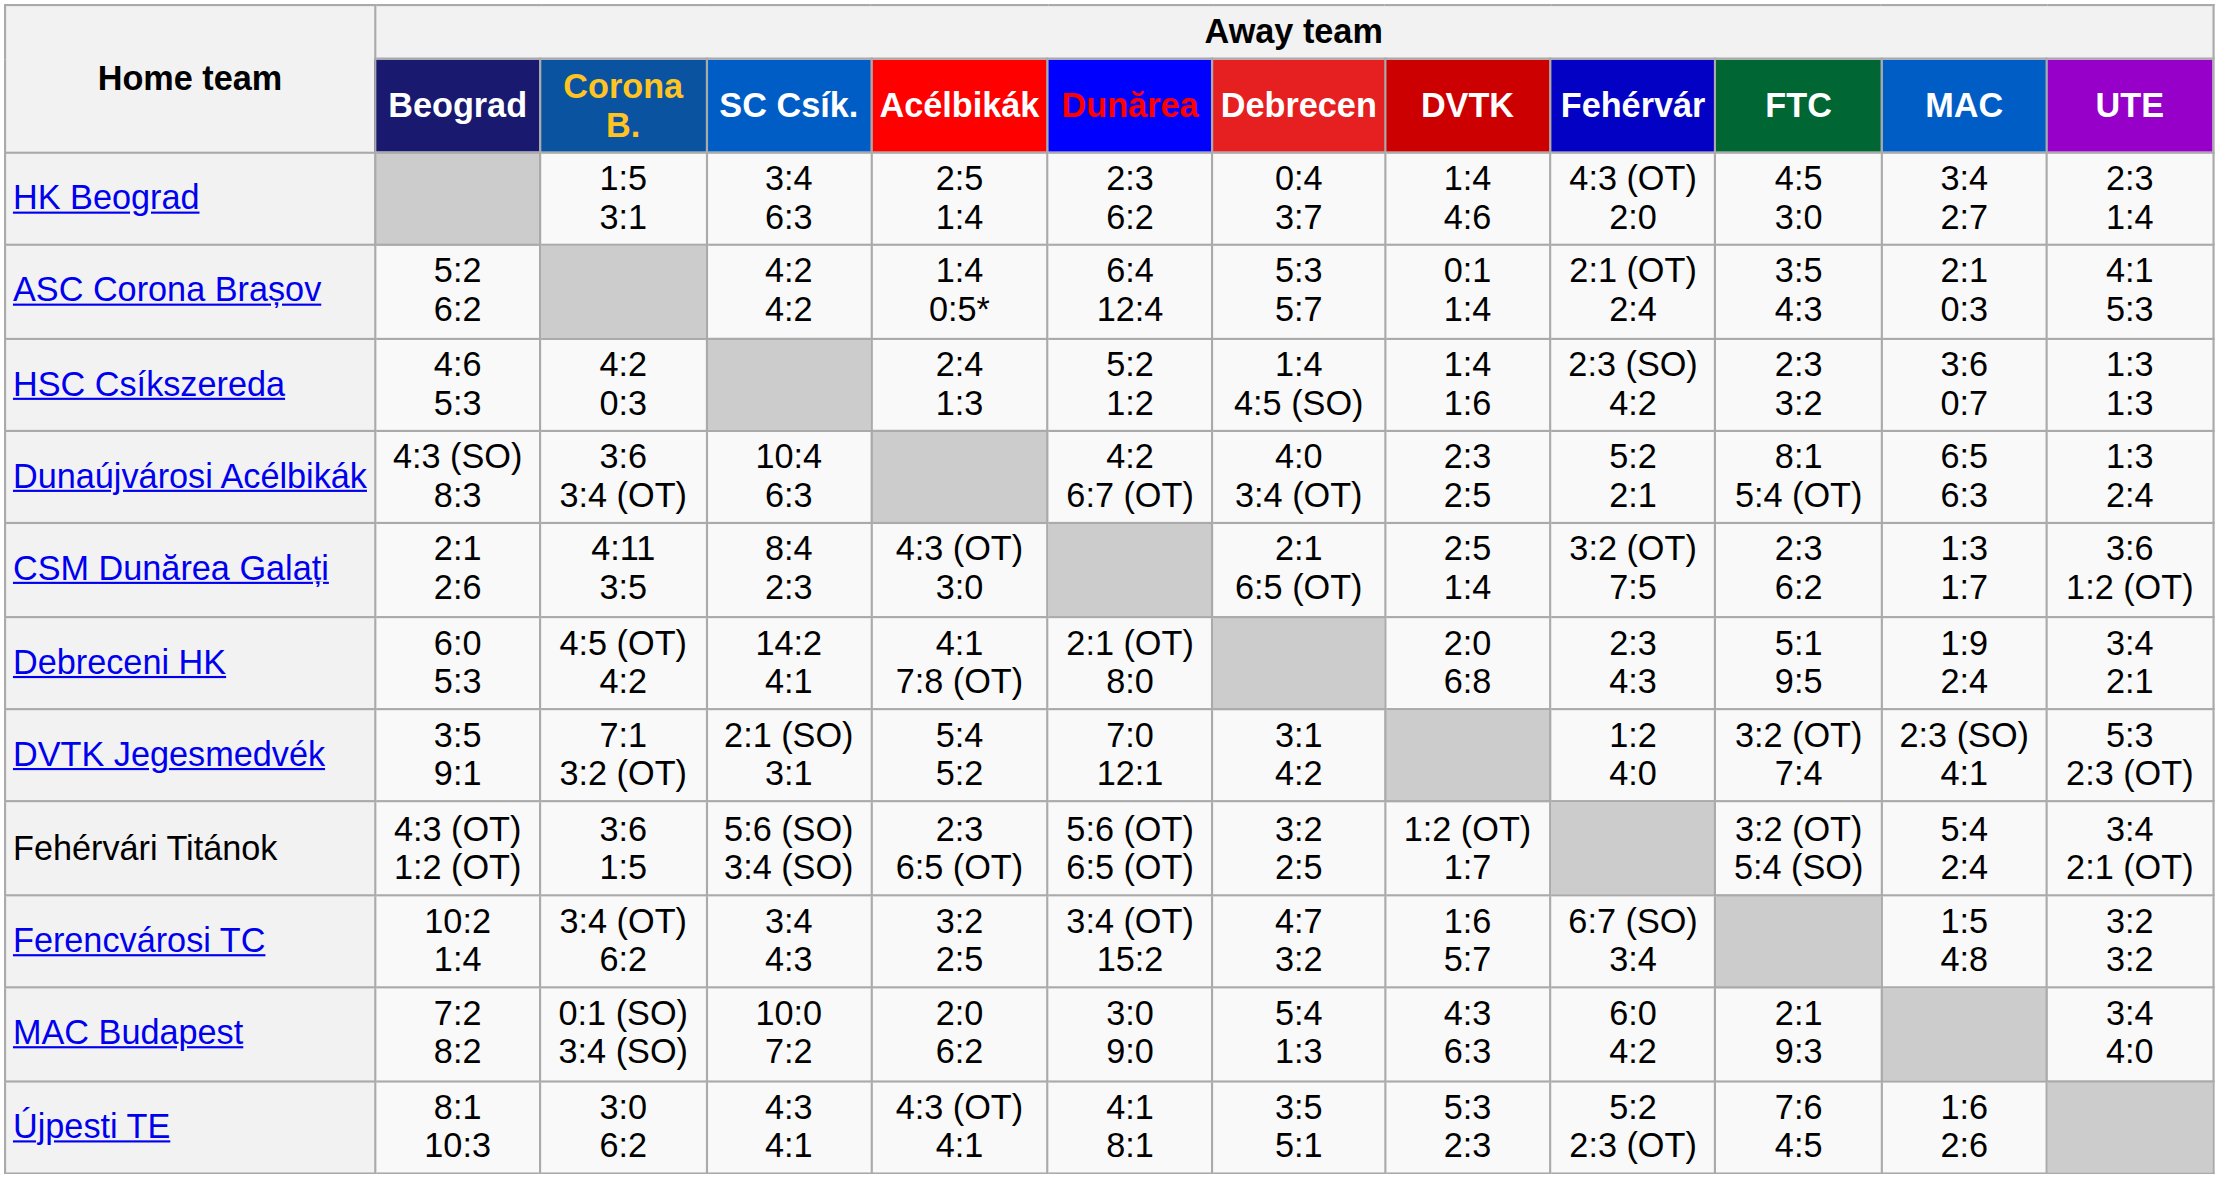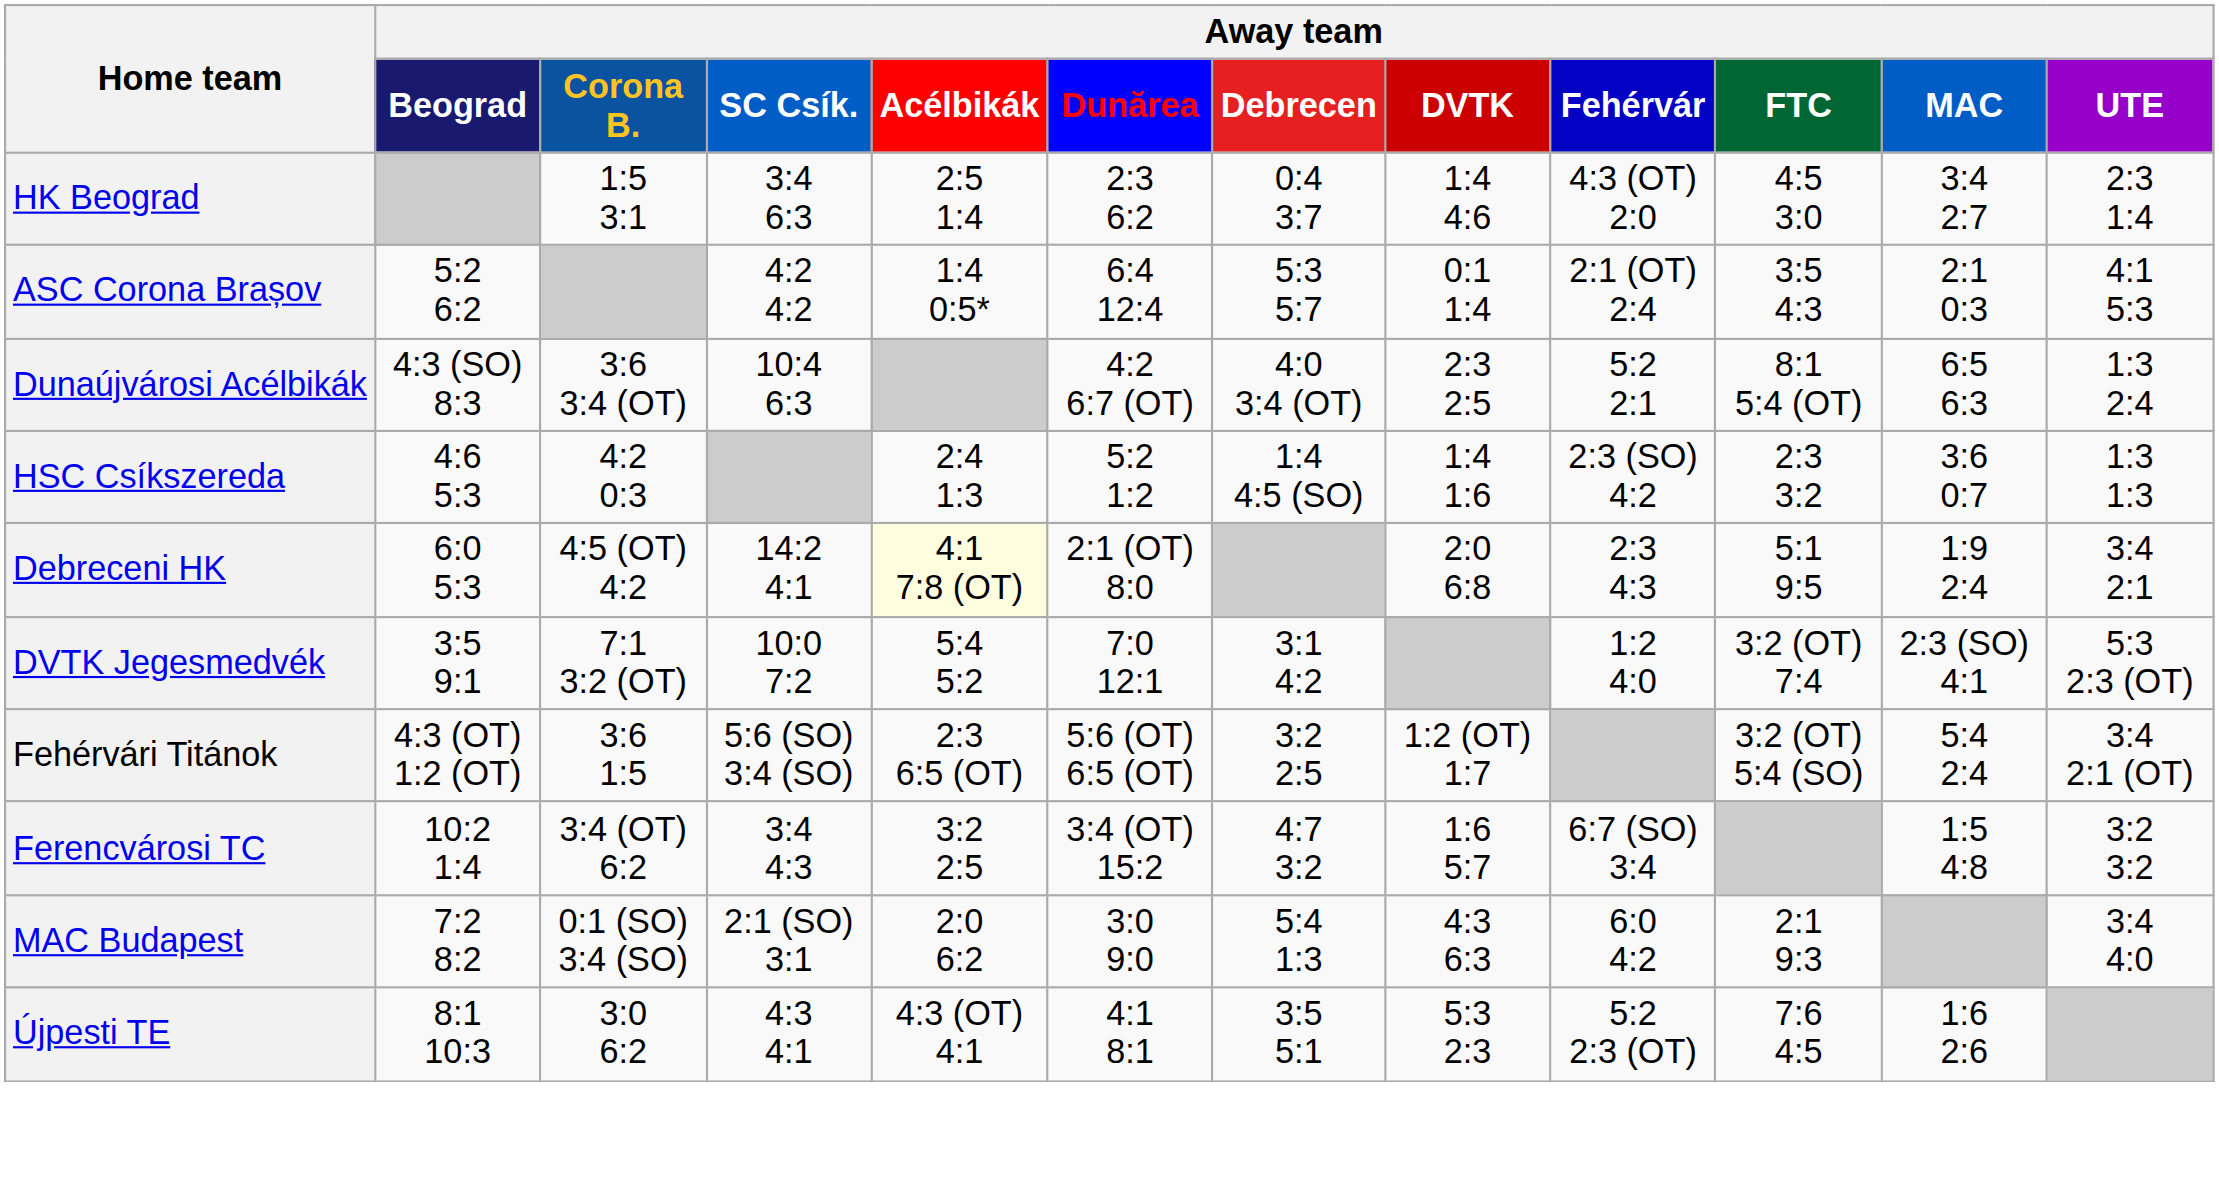rows swapped: (149, 383) <-> (190, 476)
- row: (171, 569)
(959, 662) no background -> (959, 569) lightyellow background
(789, 754) 2:1 (SO) 3:1 -> (789, 662) 10:0 7:2
(789, 1033) 10:0 7:2 -> (789, 940) 2:1 (SO) 3:1
